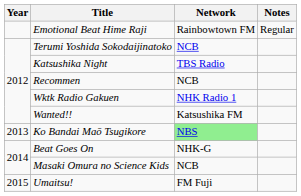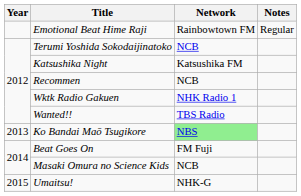(201, 64) TBS Radio -> (210, 64) Katsushika FM
(210, 115) Katsushika FM -> (201, 115) TBS Radio
(194, 149) NHK-G -> (194, 149) FM Fuji
(194, 183) FM Fuji -> (194, 183) NHK-G
